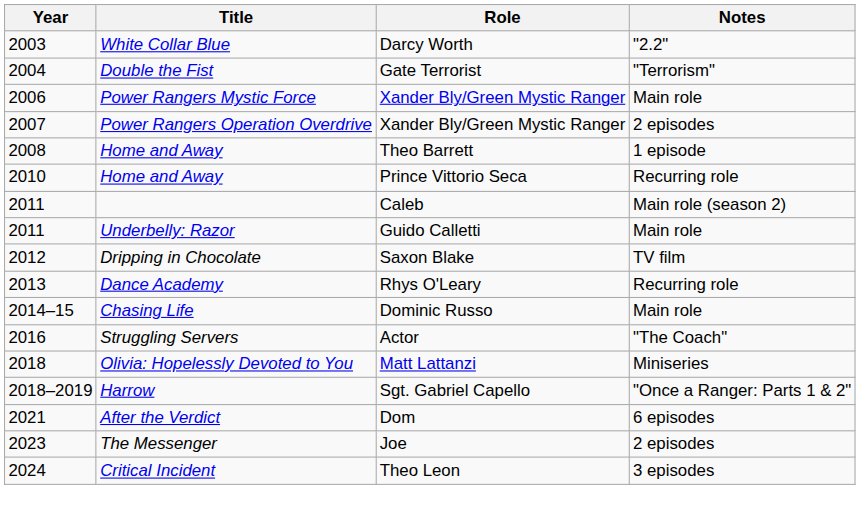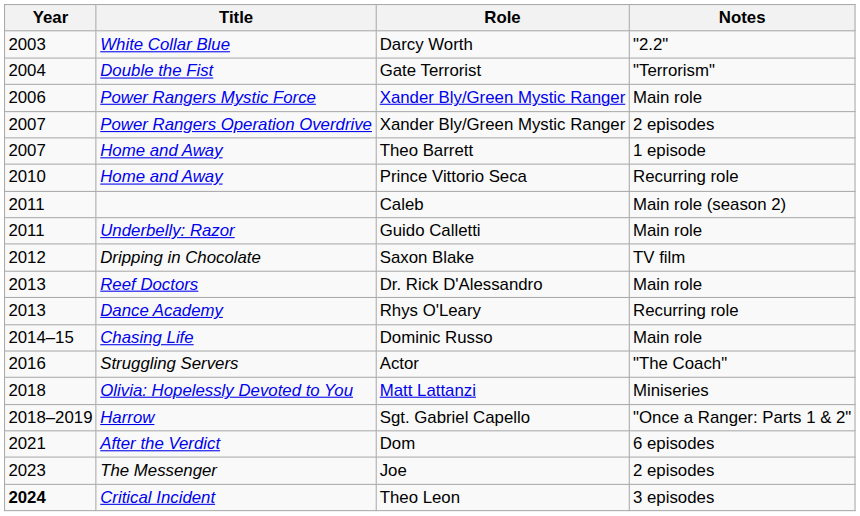(27, 151) 2008 -> (27, 151) 2007
+ row: (149, 284)
(27, 470) normal -> (27, 497) bold
